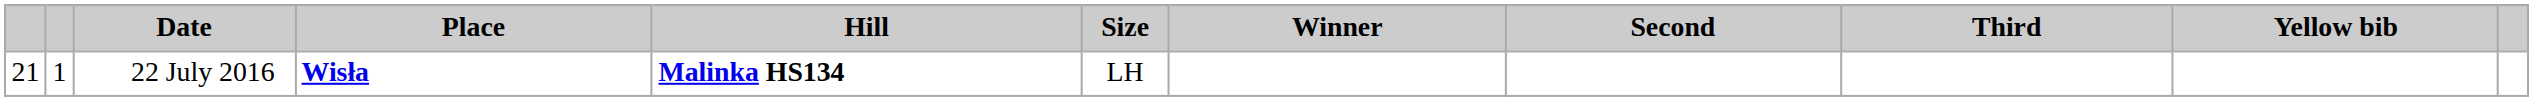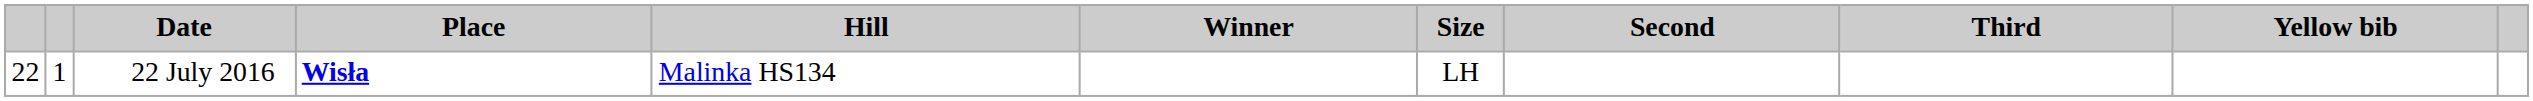columns swapped: (1125, 26) <-> (1337, 26)
(25, 72) 21 -> (25, 72) 22
(752, 72) bold -> (747, 72) normal
